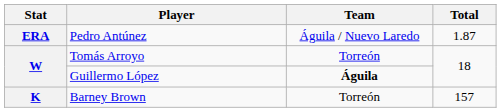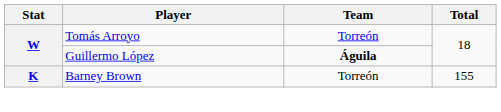- row: (108, 35)
(464, 96) 157 -> (464, 76) 155
